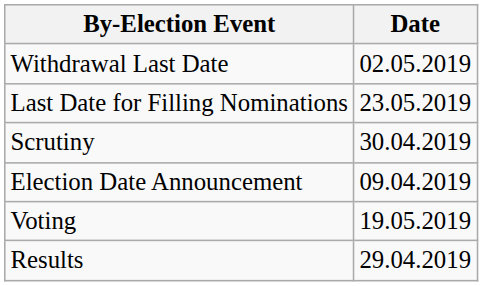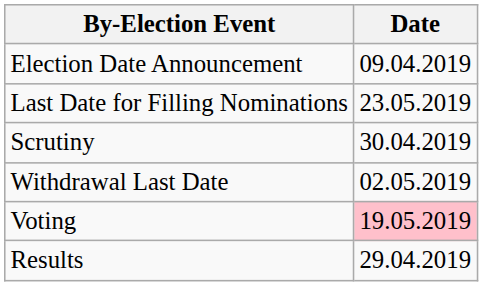rows swapped: (156, 181) <-> (119, 63)
(415, 220) no background -> (415, 220) pink background
